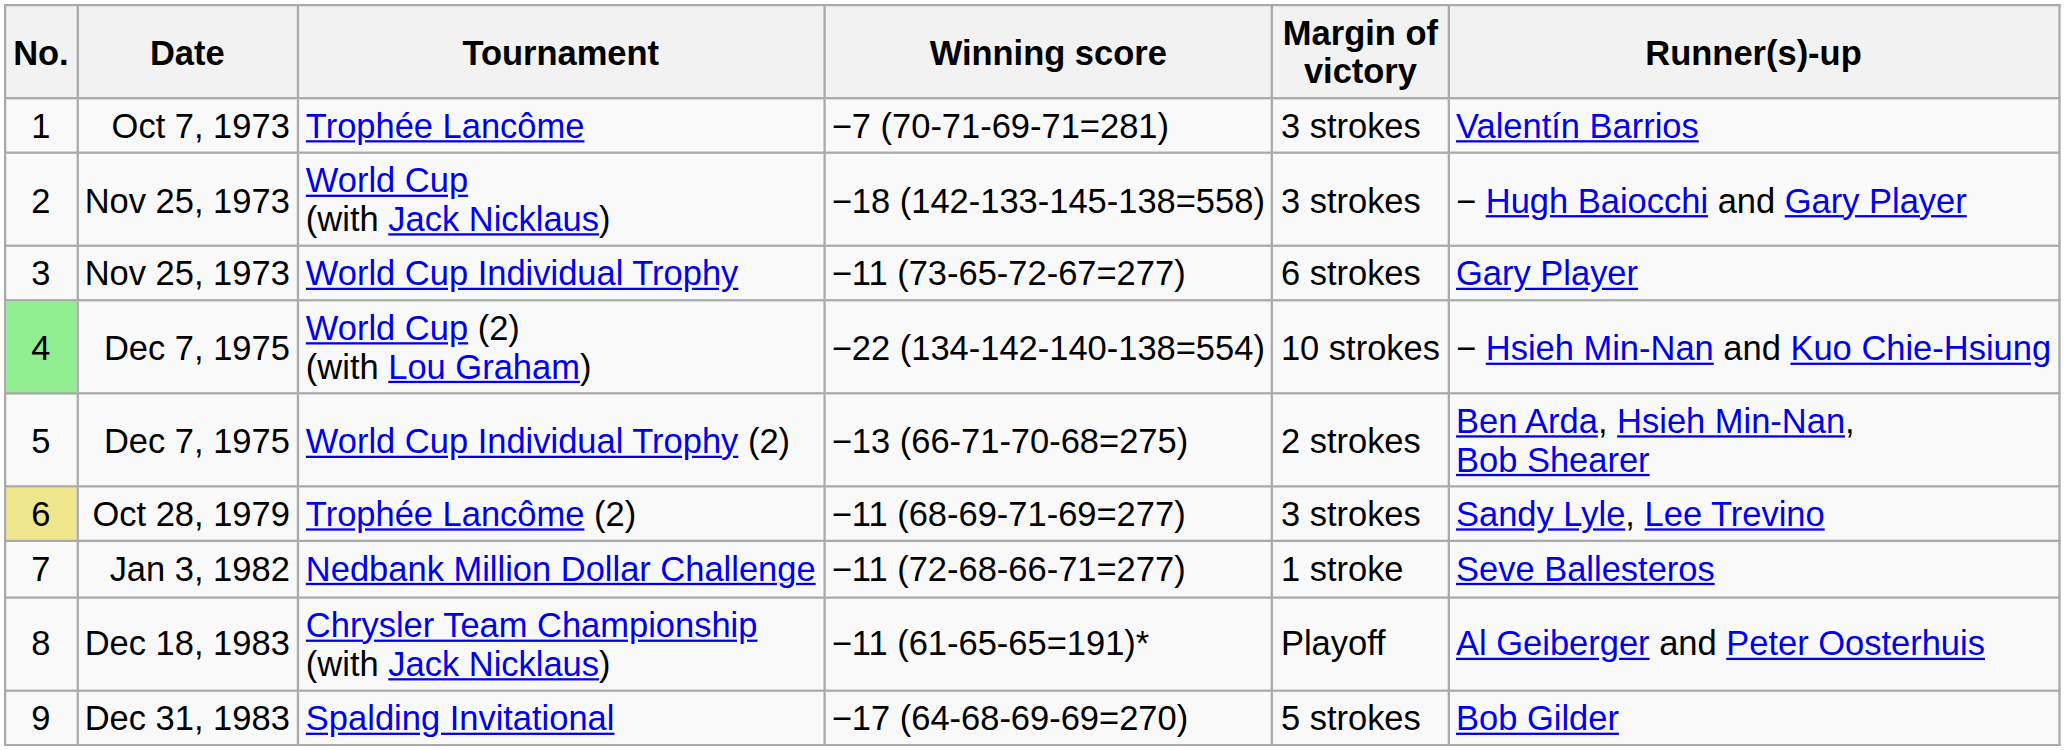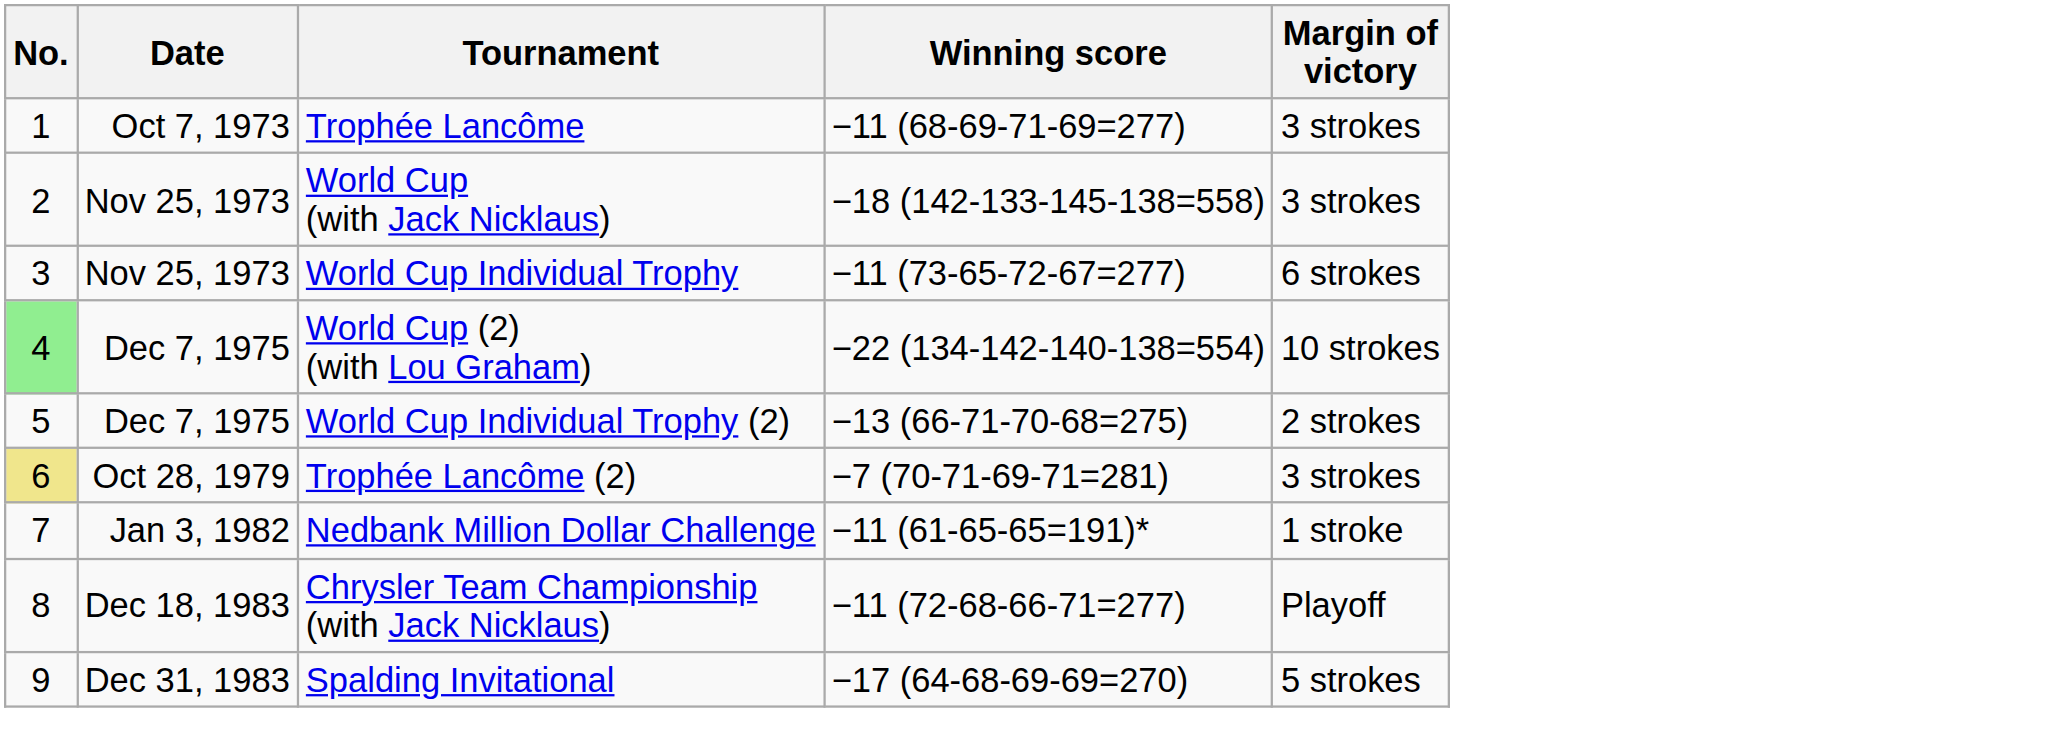- column: (1754, 52)
(1000, 126) −7 (70-71-69-71=281) -> (1009, 126) −11 (68-69-71-69=277)
(1009, 515) −11 (68-69-71-69=277) -> (1000, 476) −7 (70-71-69-71=281)
(1009, 569) −11 (72-68-66-71=277) -> (990, 531) −11 (61-65-65=191)*
(990, 643) −11 (61-65-65=191)* -> (1009, 605) −11 (72-68-66-71=277)
